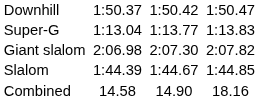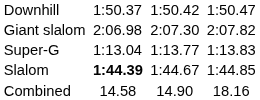rows swapped: (32, 30) <-> (45, 50)
(117, 70) normal -> (118, 70) bold
